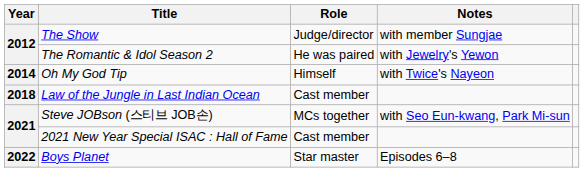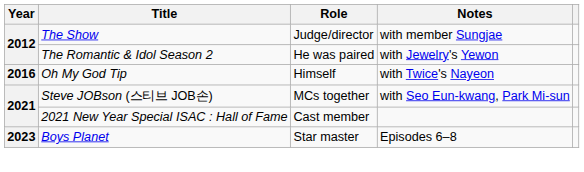(21, 74) 2014 -> (21, 74) 2016
- row: (151, 94)
(21, 157) 2022 -> (21, 137) 2023
